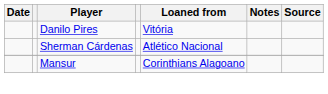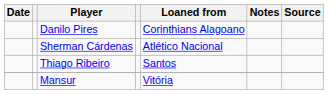(158, 30) Vitória -> (194, 30) Corinthians Alagoano
+ row: (75, 64)
(194, 64) Corinthians Alagoano -> (158, 81) Vitória
